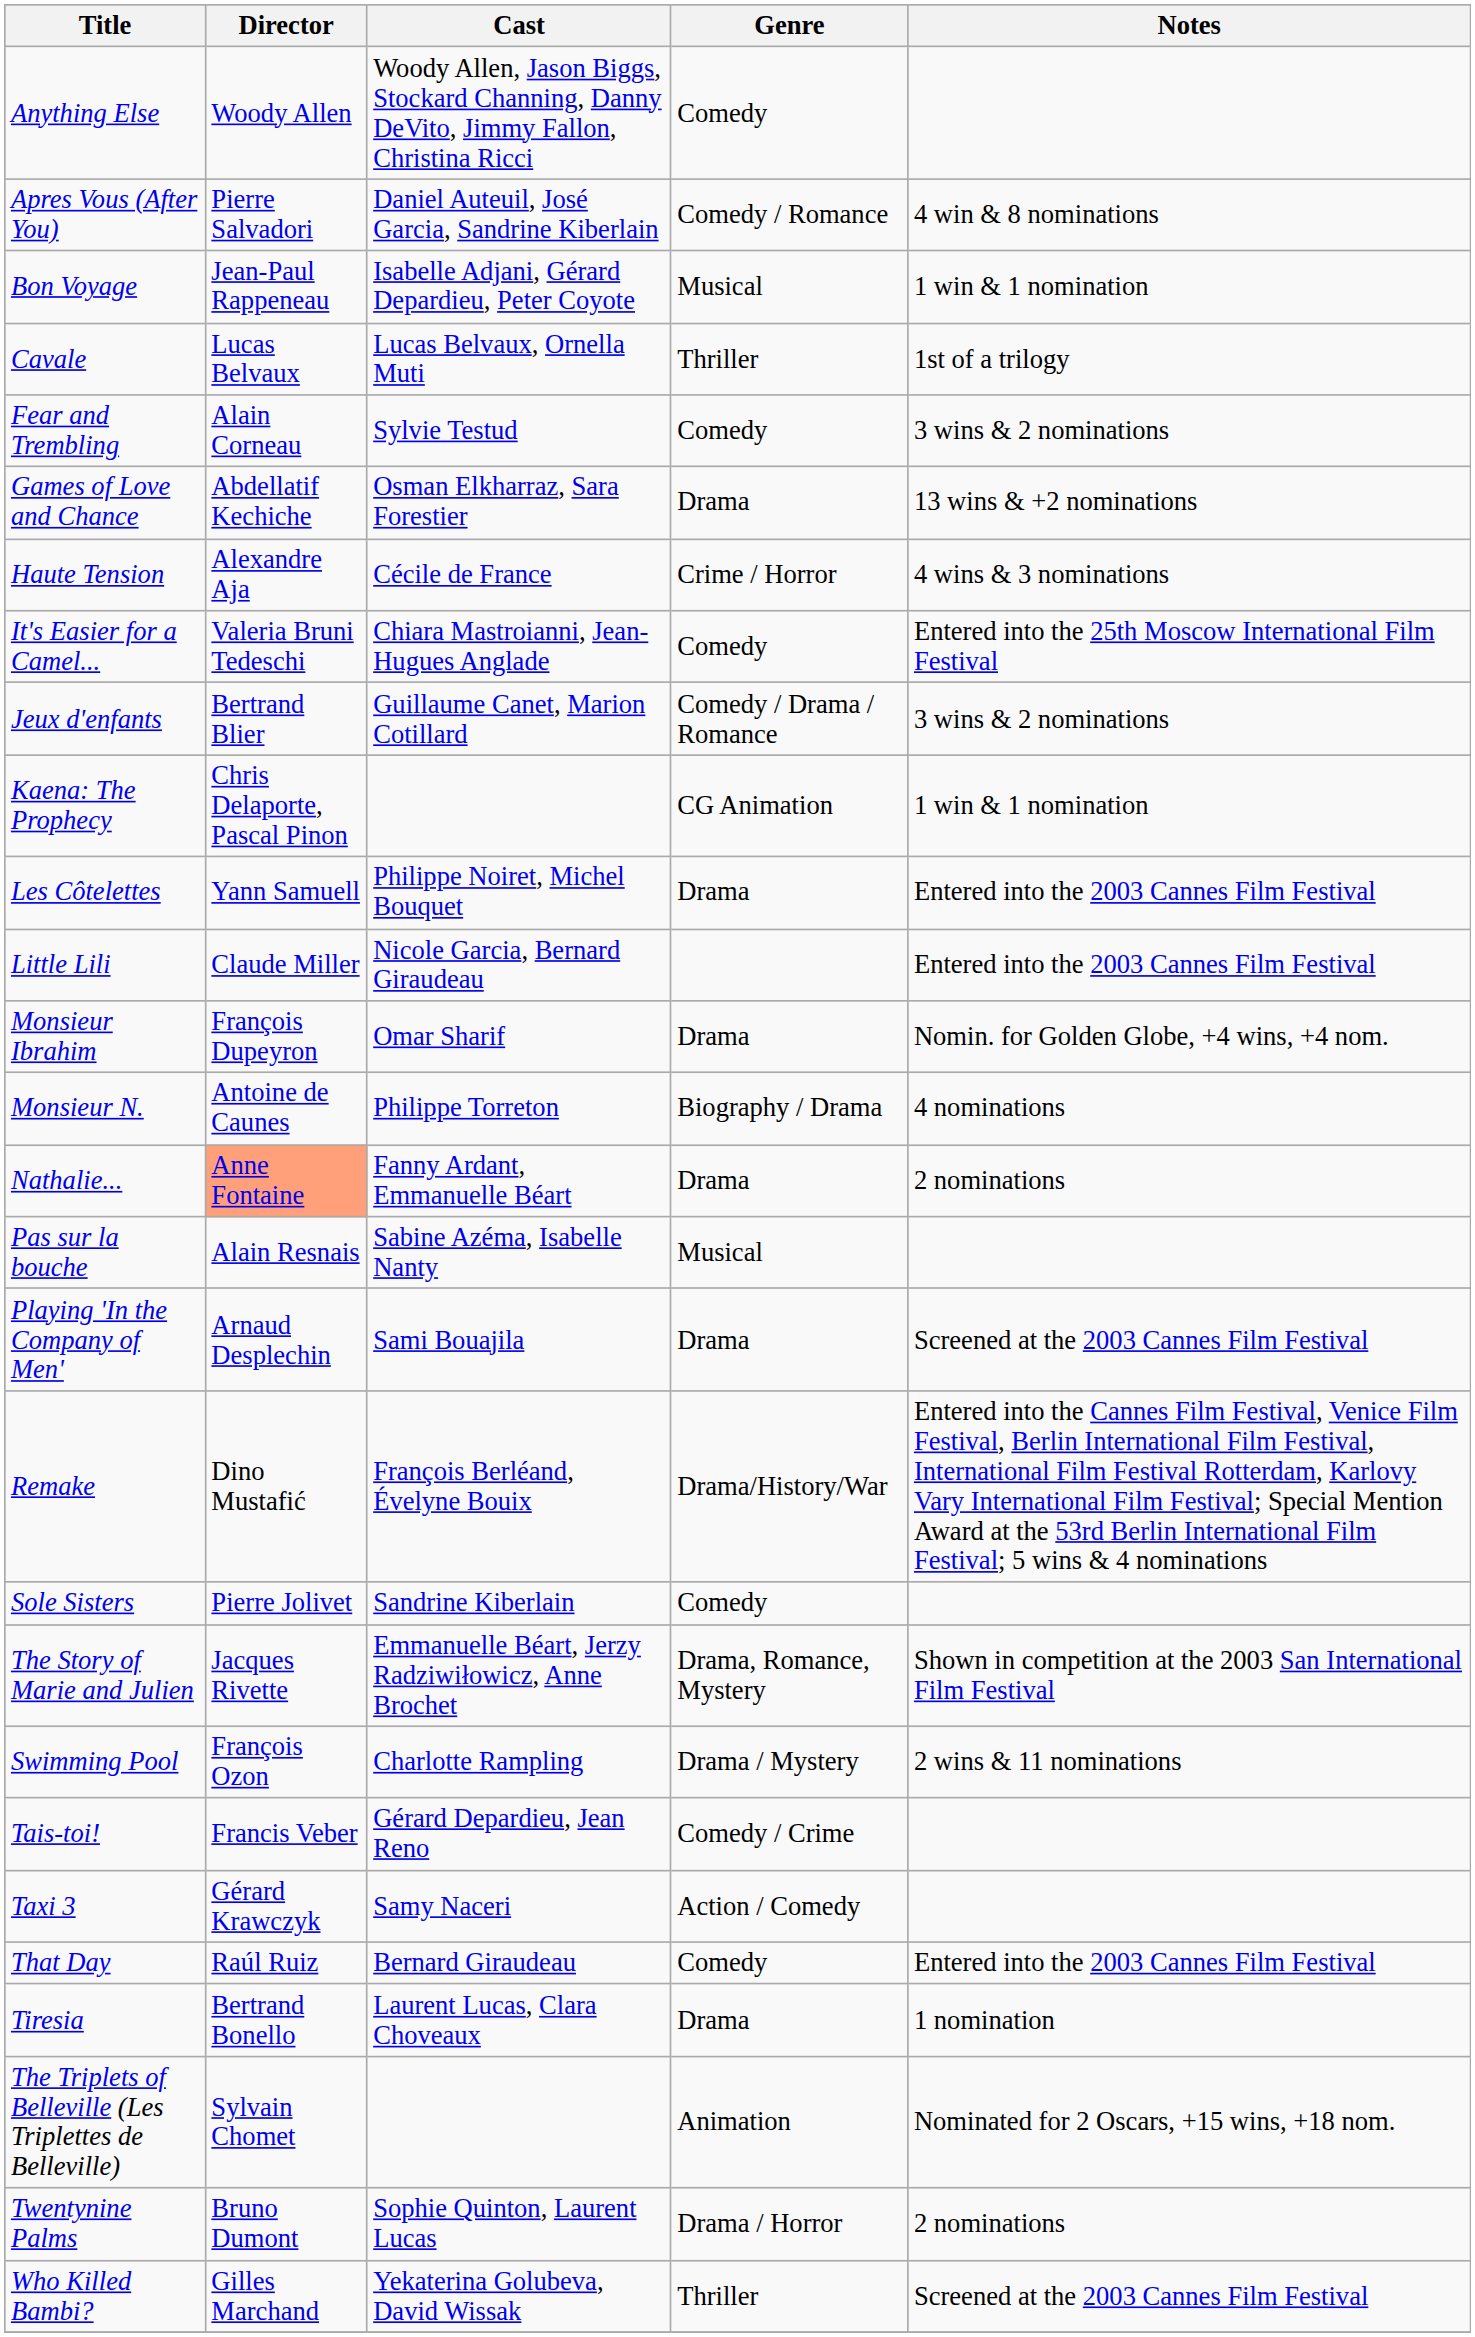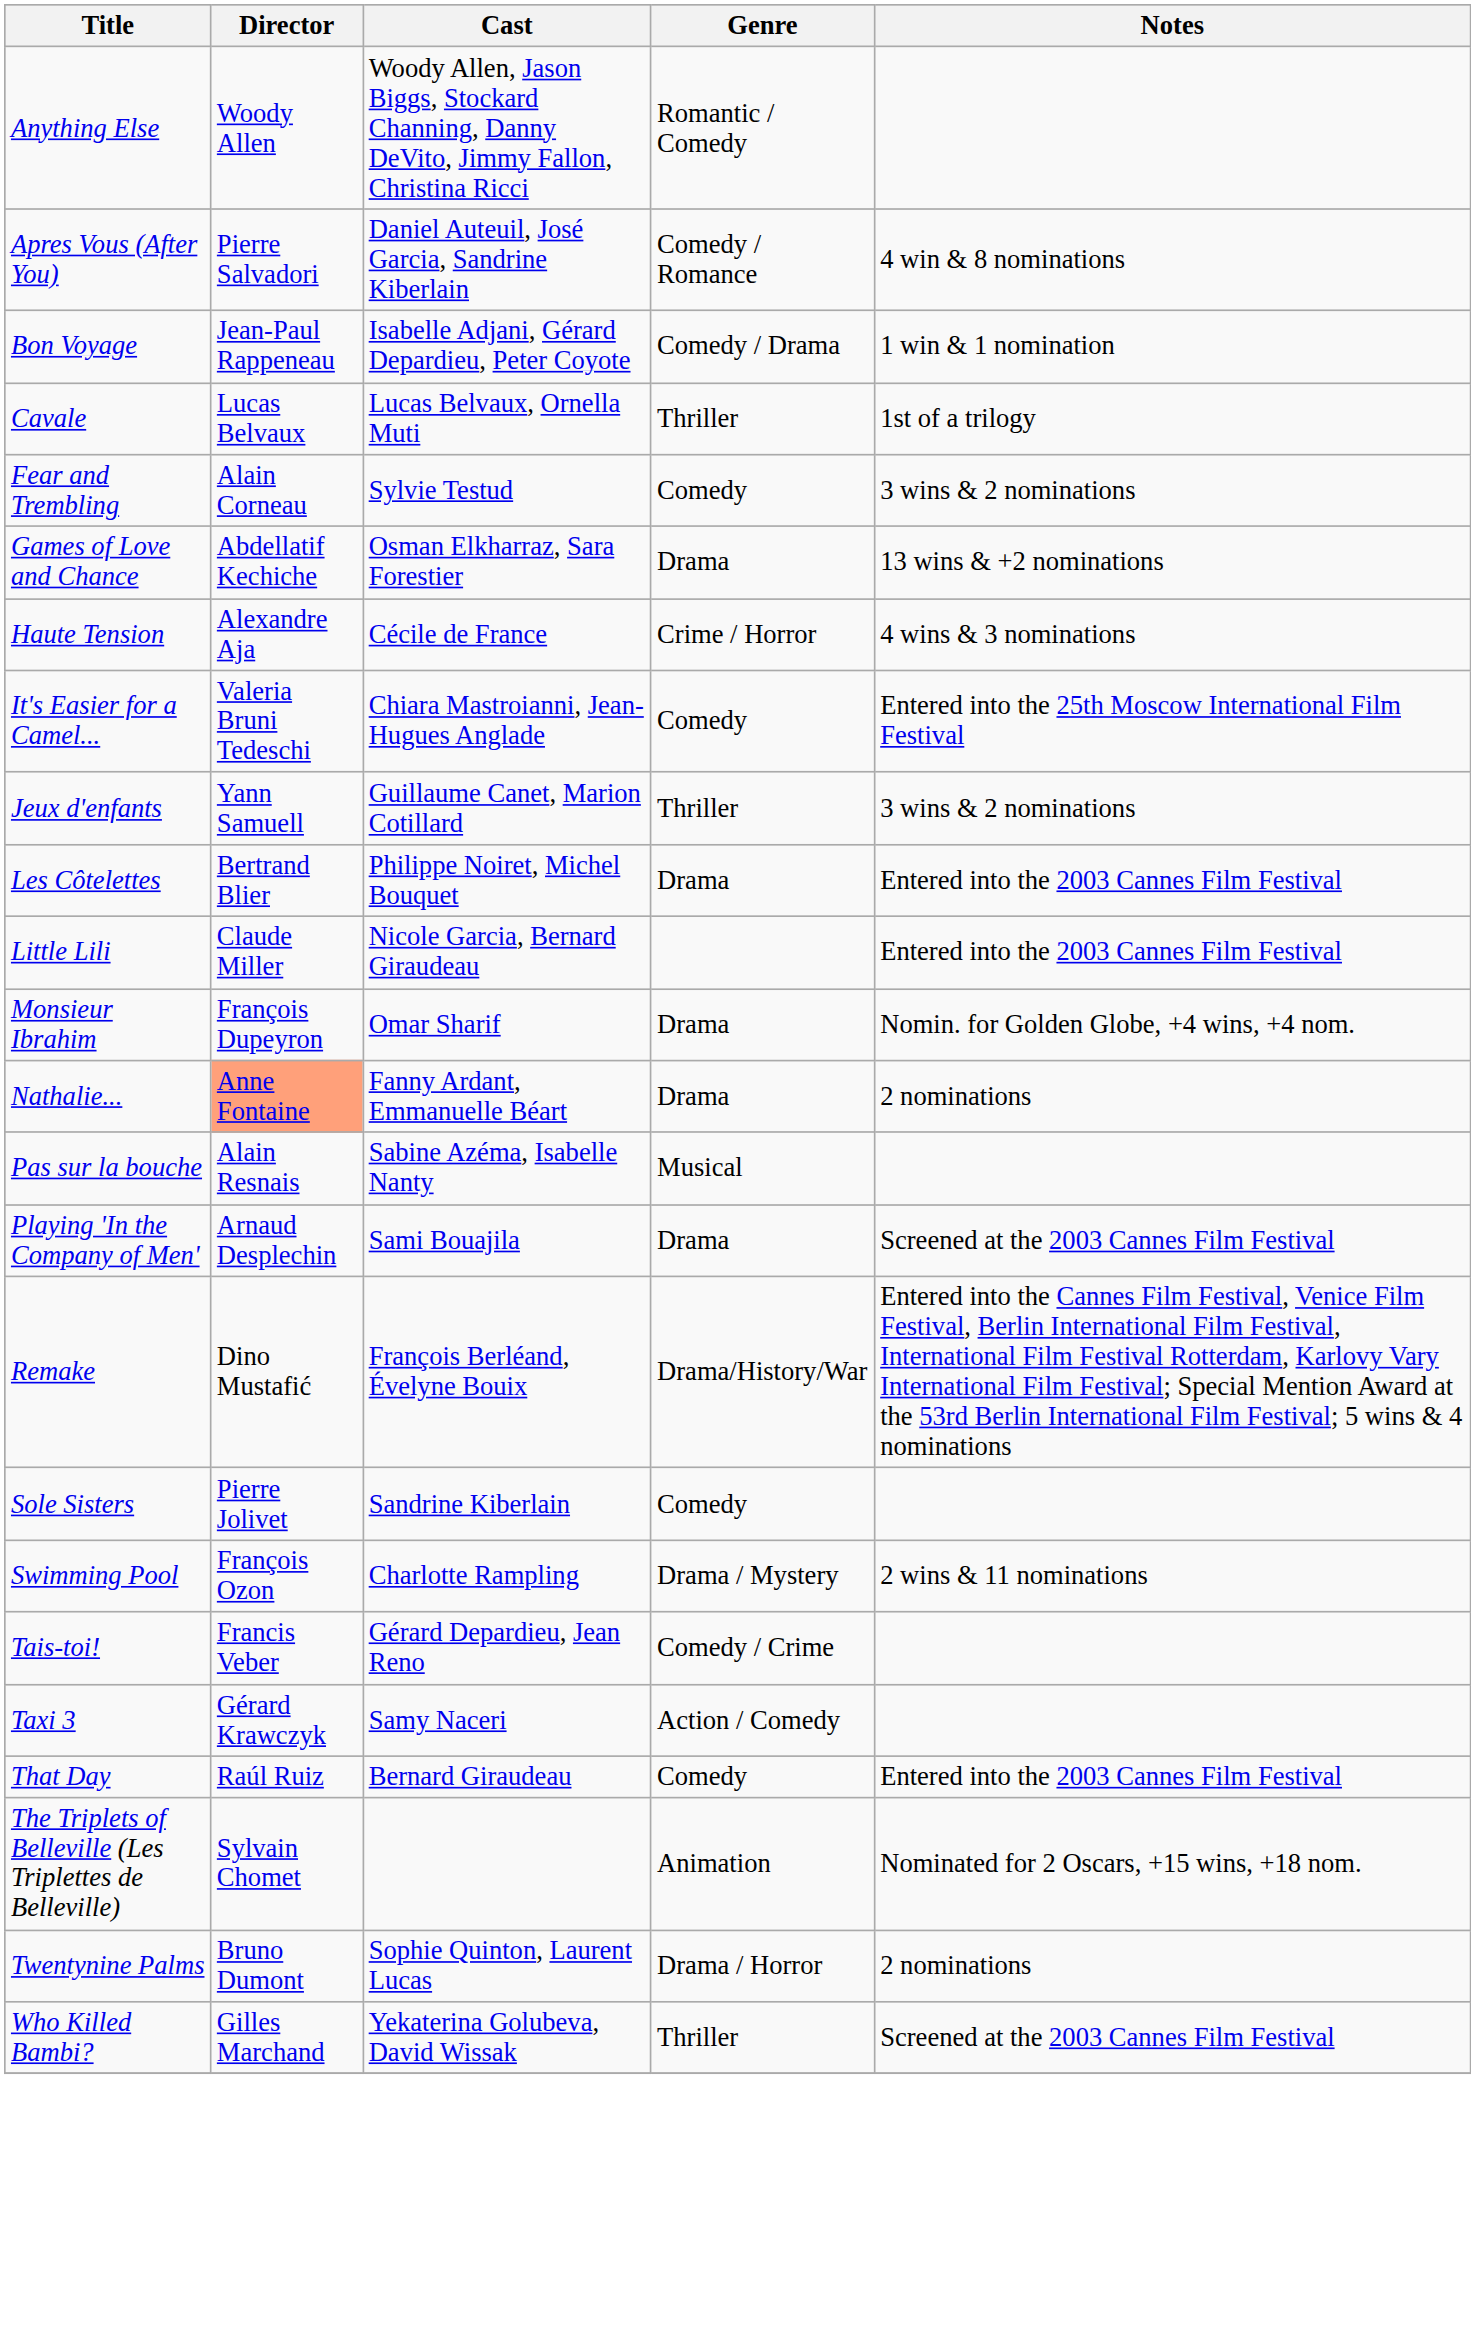(722, 112) Comedy -> (716, 127) Romantic / Comedy
(720, 286) Musical -> (749, 346) Comedy / Drama
(258, 718) Bertrand Blier -> (260, 808) Yann Samuell
(776, 718) Comedy / Drama / Romance -> (698, 808) Thriller
- row: (73, 805)
(286, 892) Yann Samuell -> (263, 880) Bertrand Blier
- row: (77, 1108)
- row: (102, 1674)
- row: (47, 2019)
